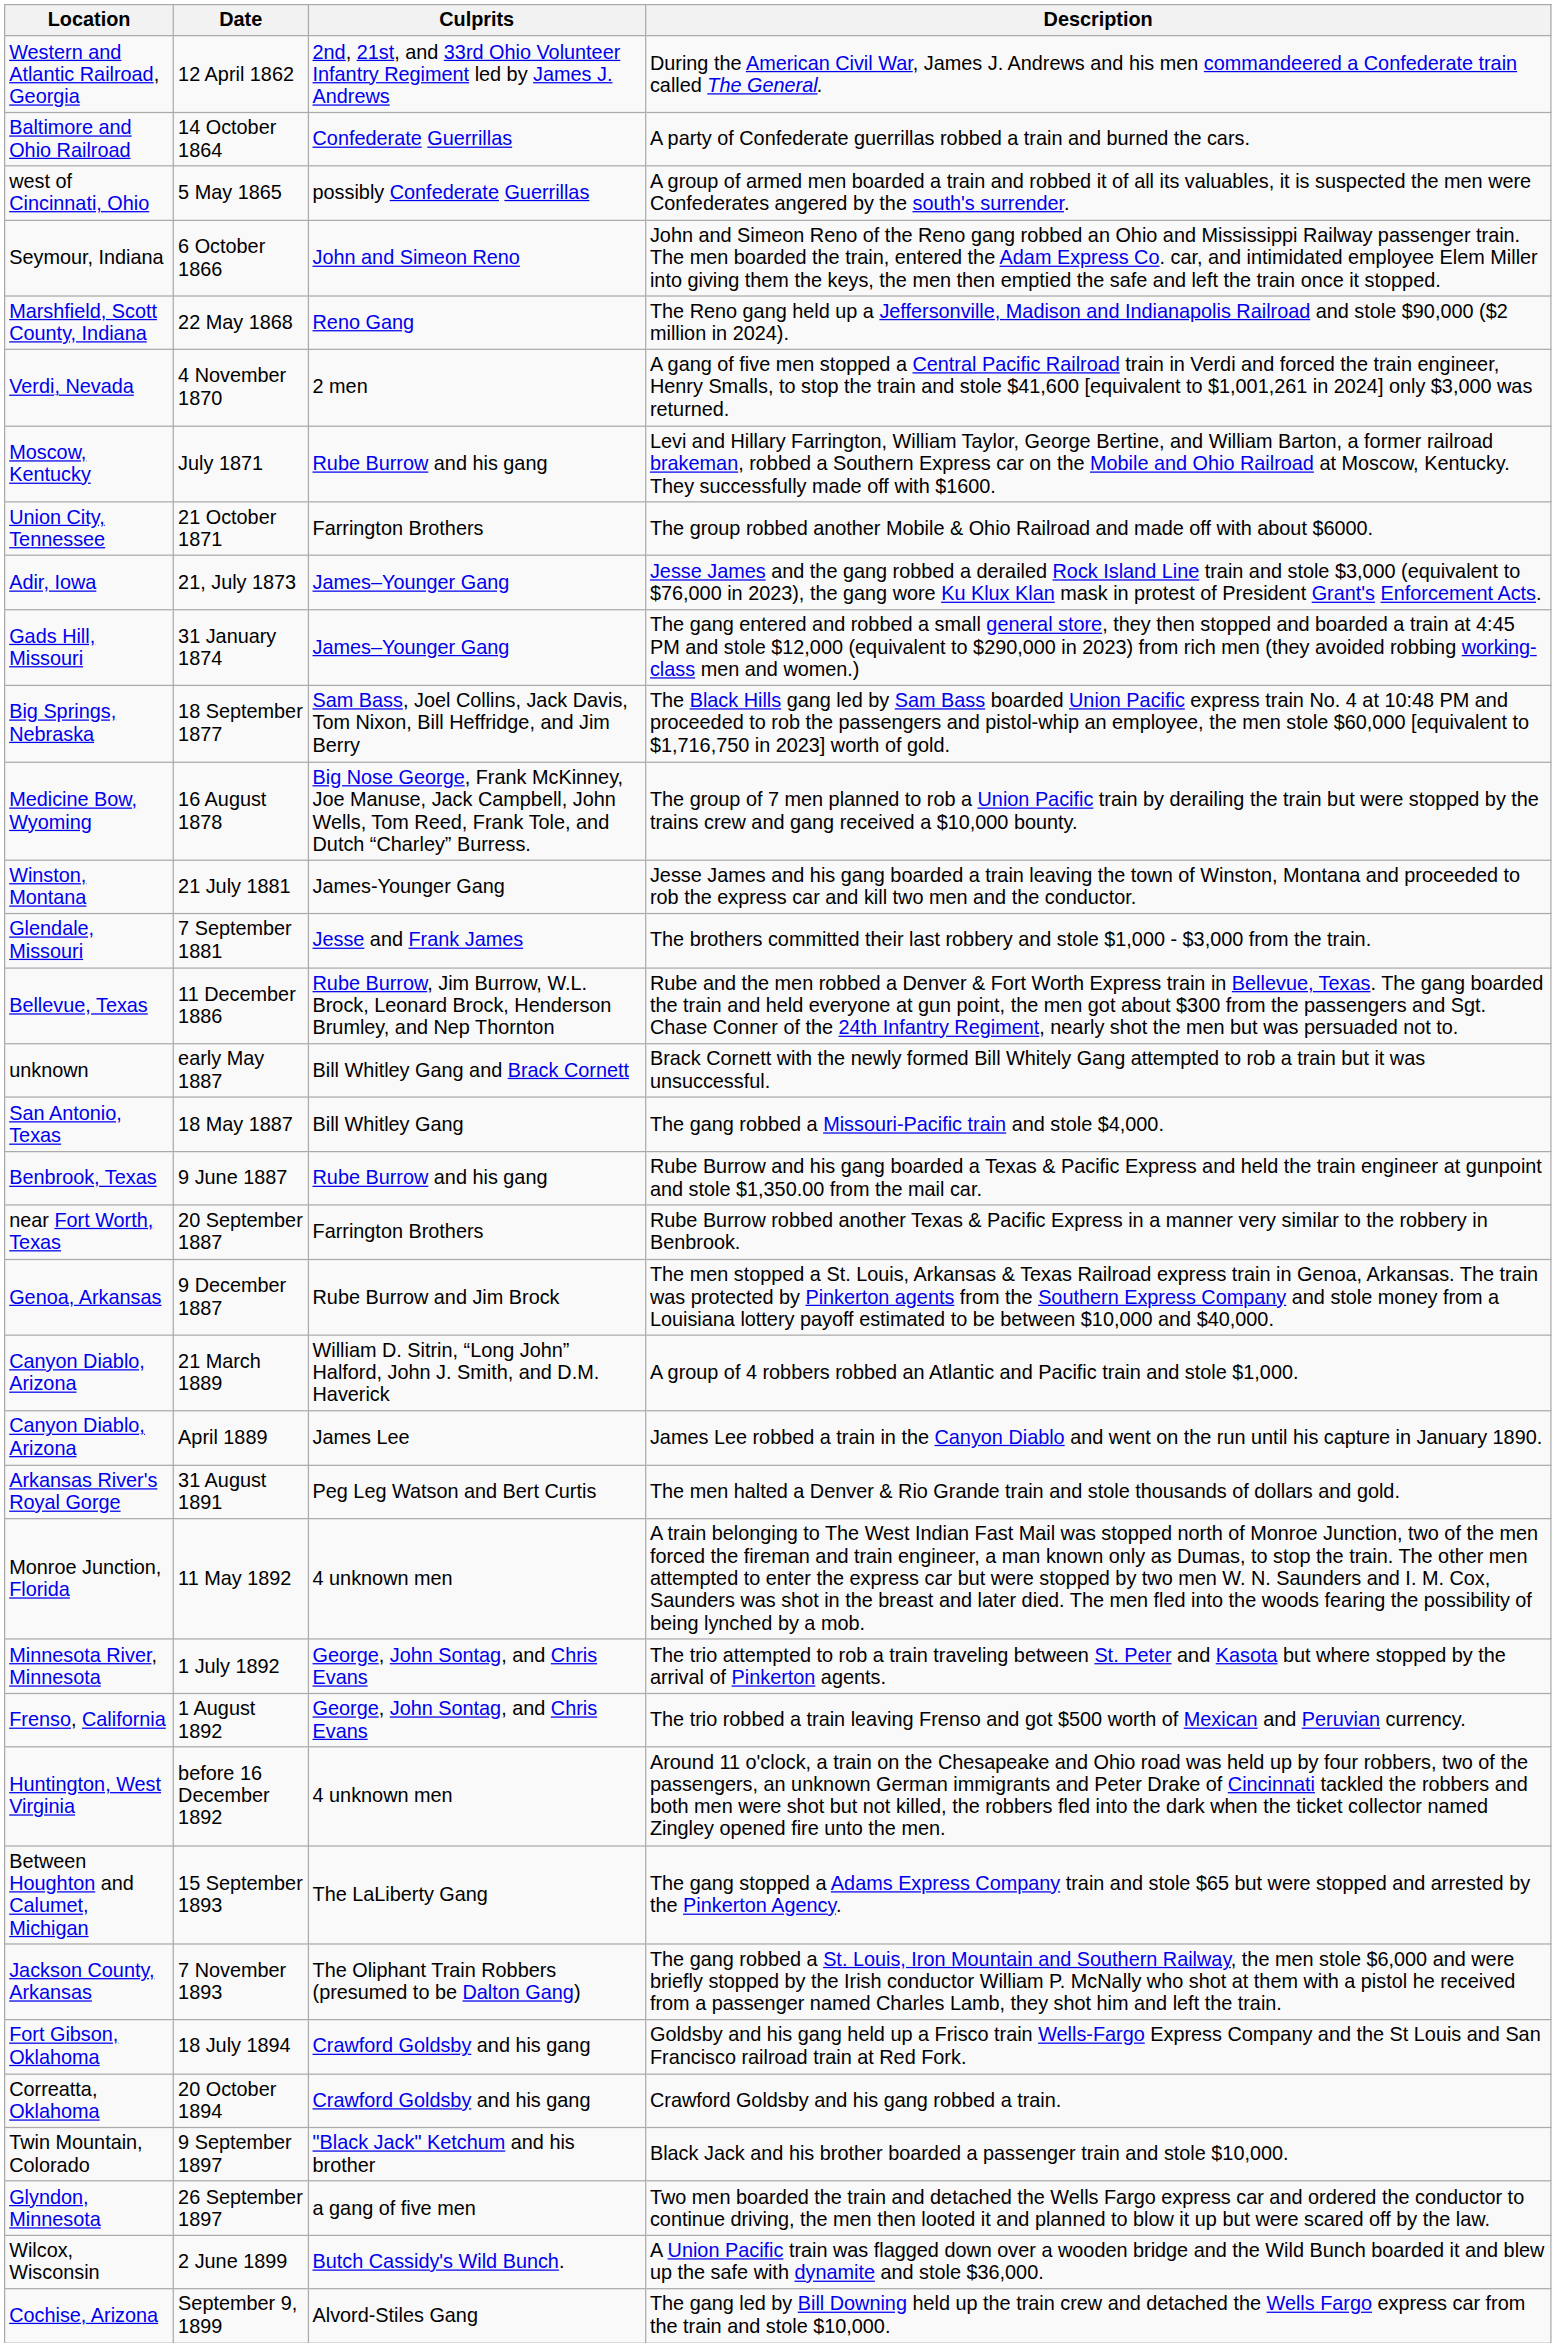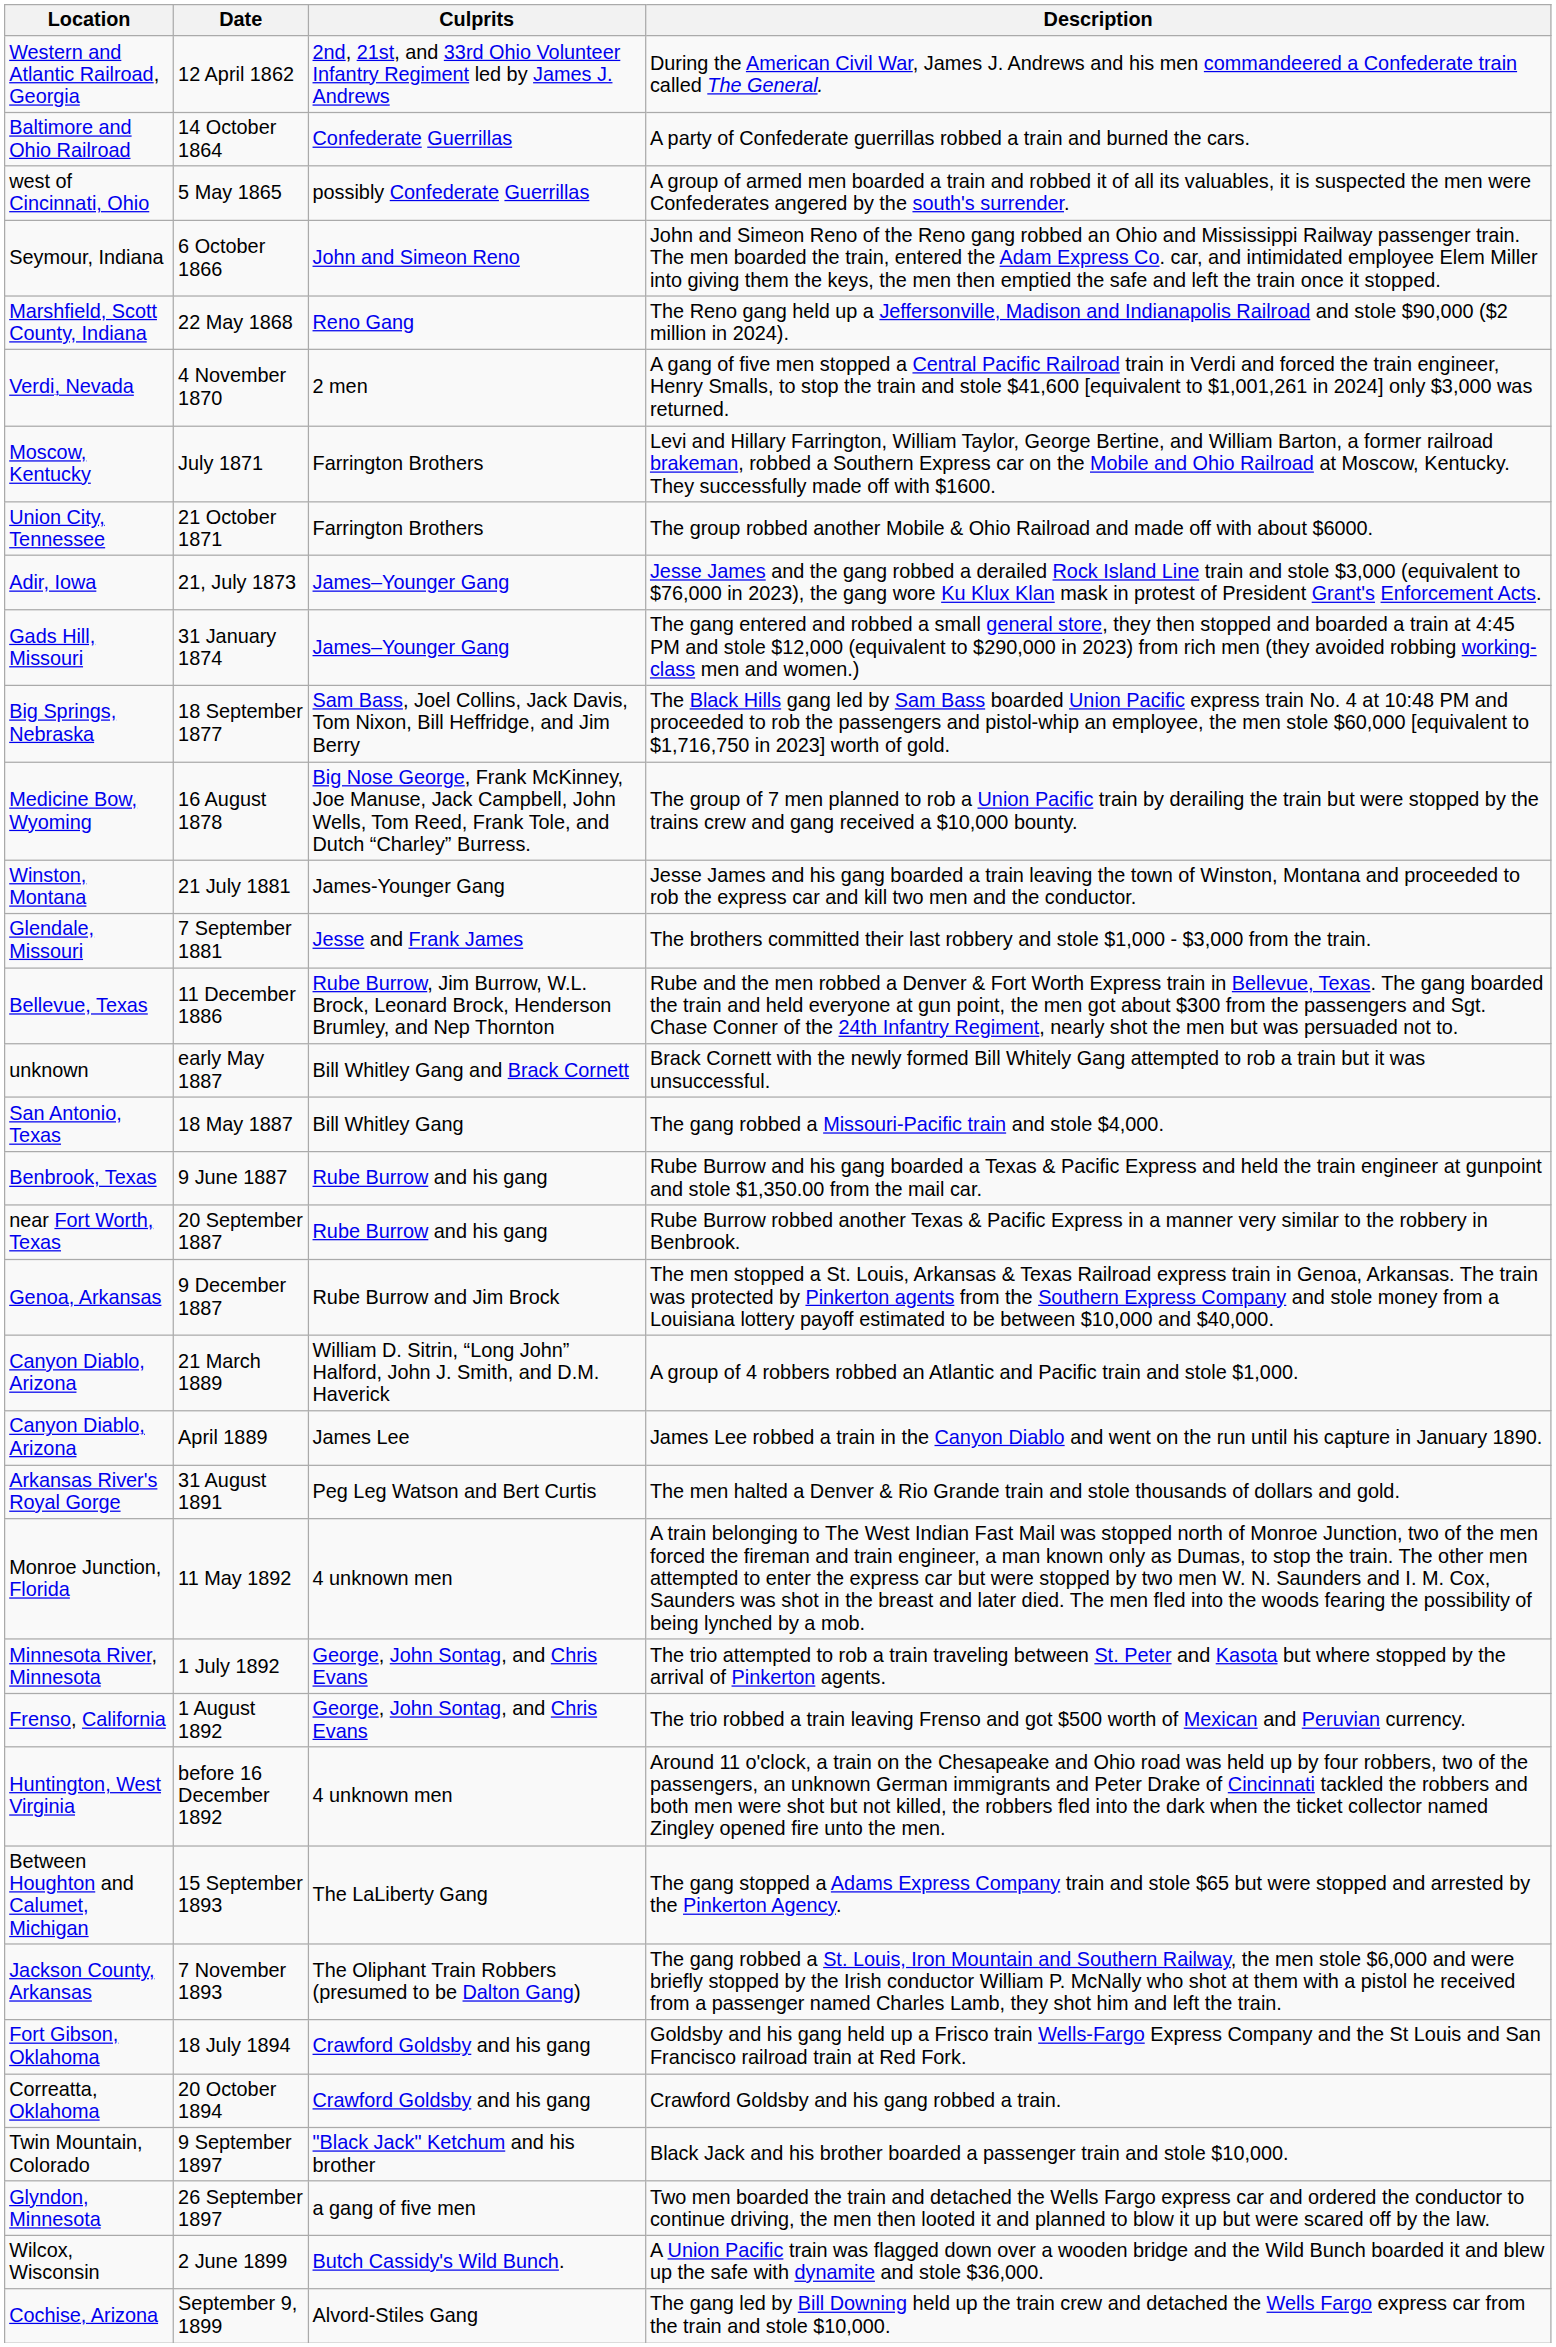(430, 463) Rube Burrow and his gang -> (398, 463) Farrington Brothers
(398, 1231) Farrington Brothers -> (430, 1231) Rube Burrow and his gang
